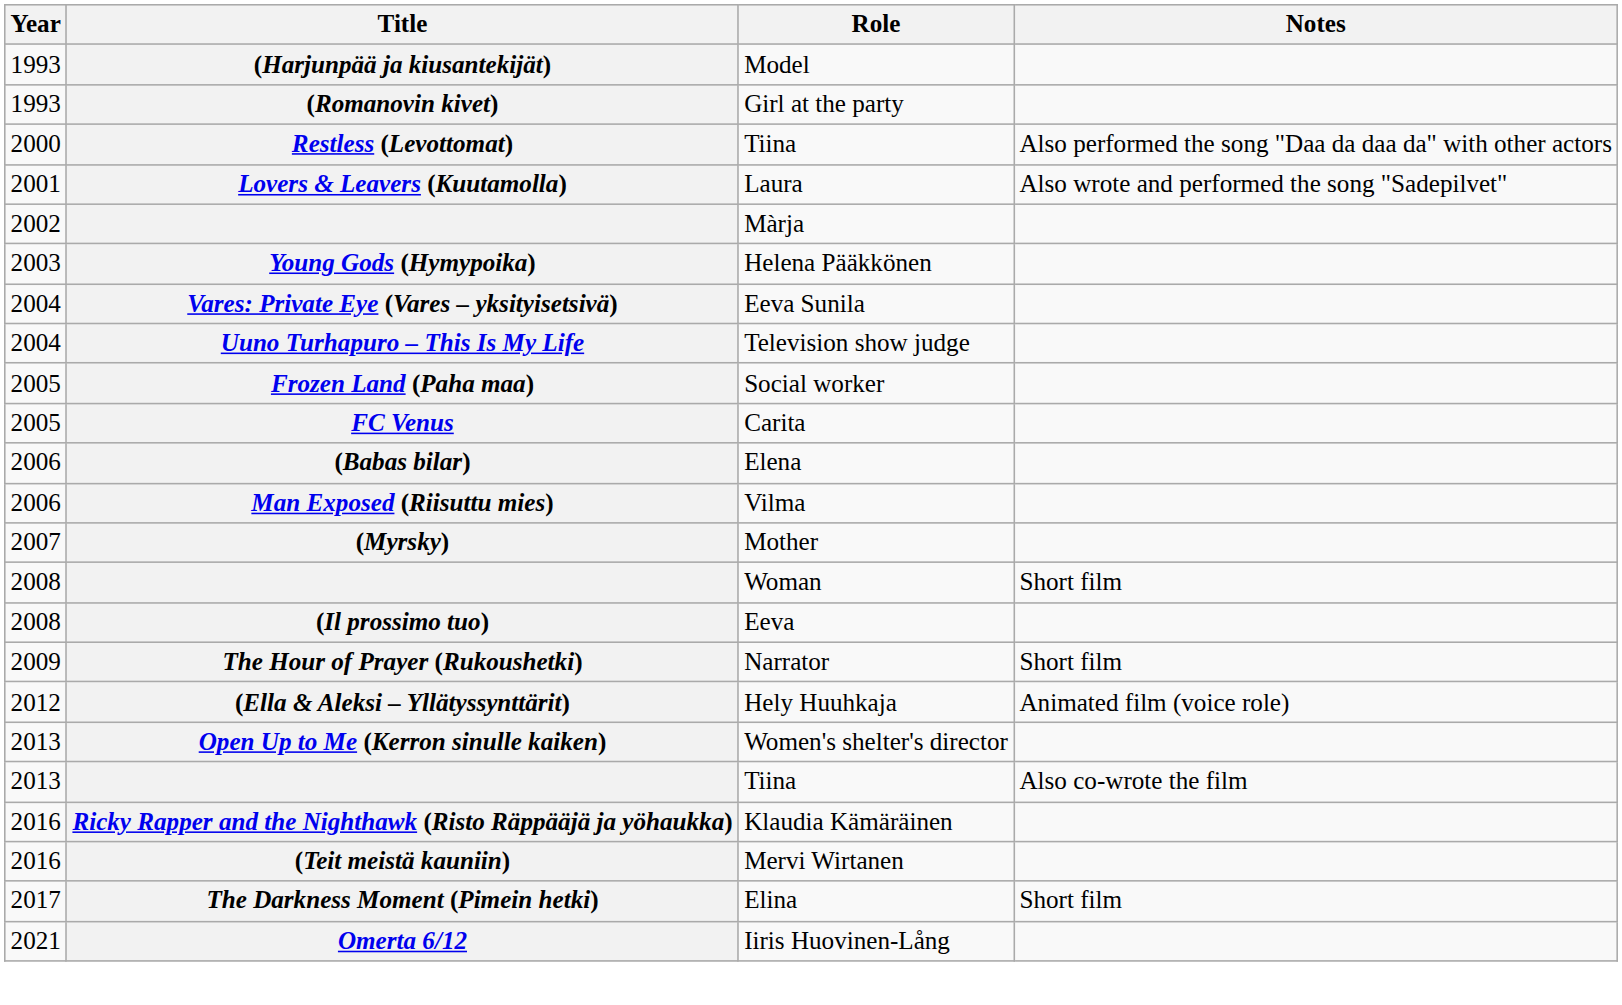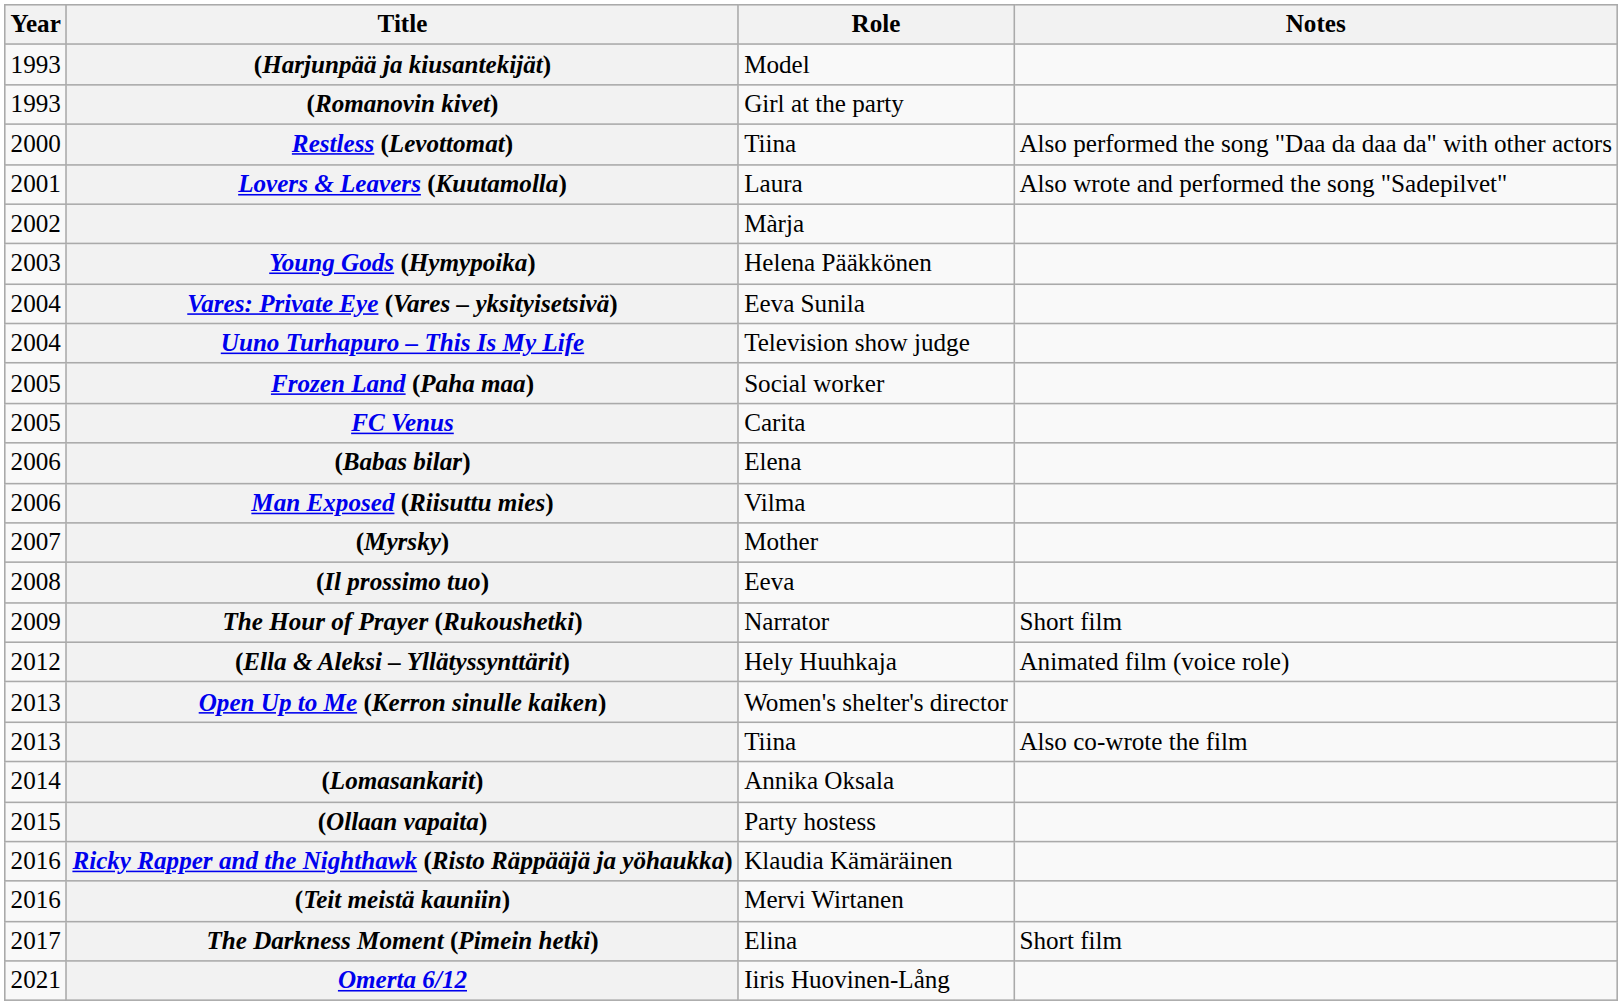- row: (402, 582)
+ row: (402, 781)
+ row: (402, 821)
